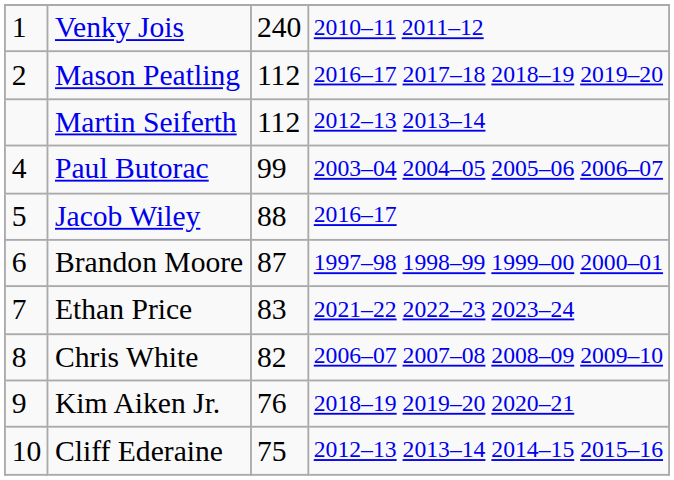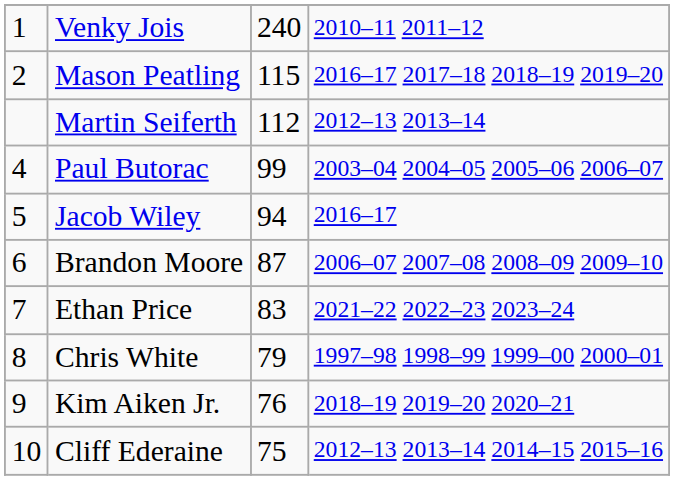(279, 74) 112 -> (279, 74) 115
(272, 215) 88 -> (272, 215) 94
(488, 262) 1997–98 1998–99 1999–00 2000–01 -> (488, 262) 2006–07 2007–08 2008–09 2009–10
(272, 356) 82 -> (272, 356) 79
(488, 356) 2006–07 2007–08 2008–09 2009–10 -> (488, 356) 1997–98 1998–99 1999–00 2000–01
